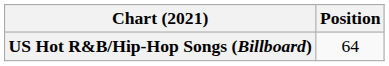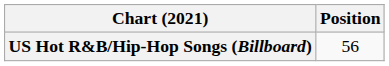(350, 46) 64 -> (350, 46) 56
